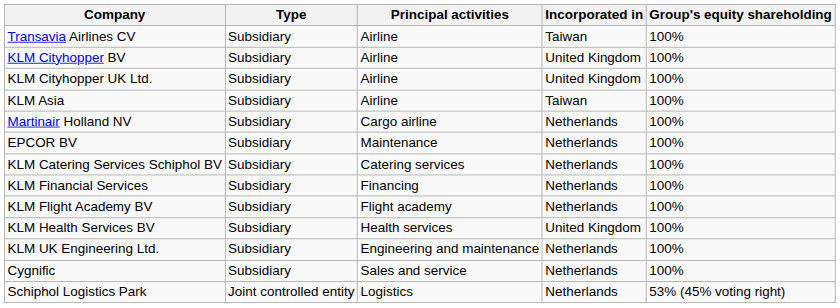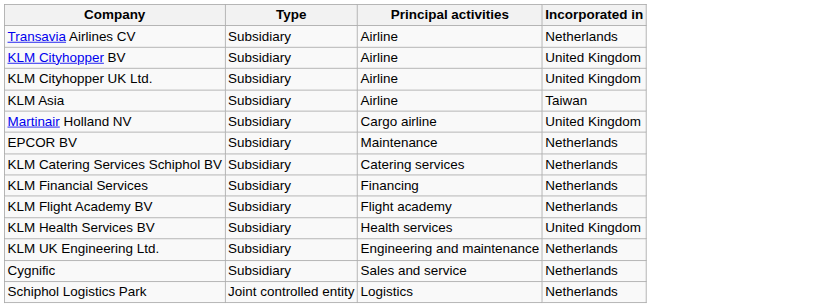- column: (741, 15)
(566, 36) Taiwan -> (582, 36) Netherlands
(582, 121) Netherlands -> (593, 121) United Kingdom
